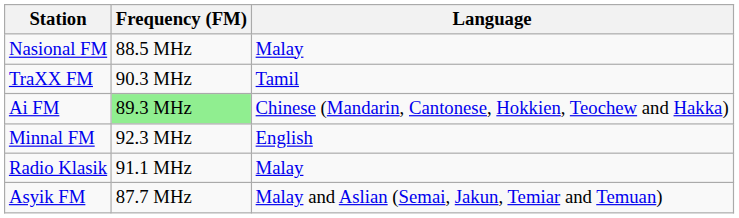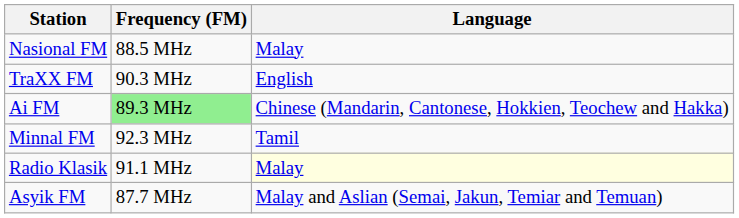(277, 78) Tamil -> (284, 78) English
(284, 138) English -> (277, 138) Tamil
(280, 167) no background -> (280, 167) lightyellow background
